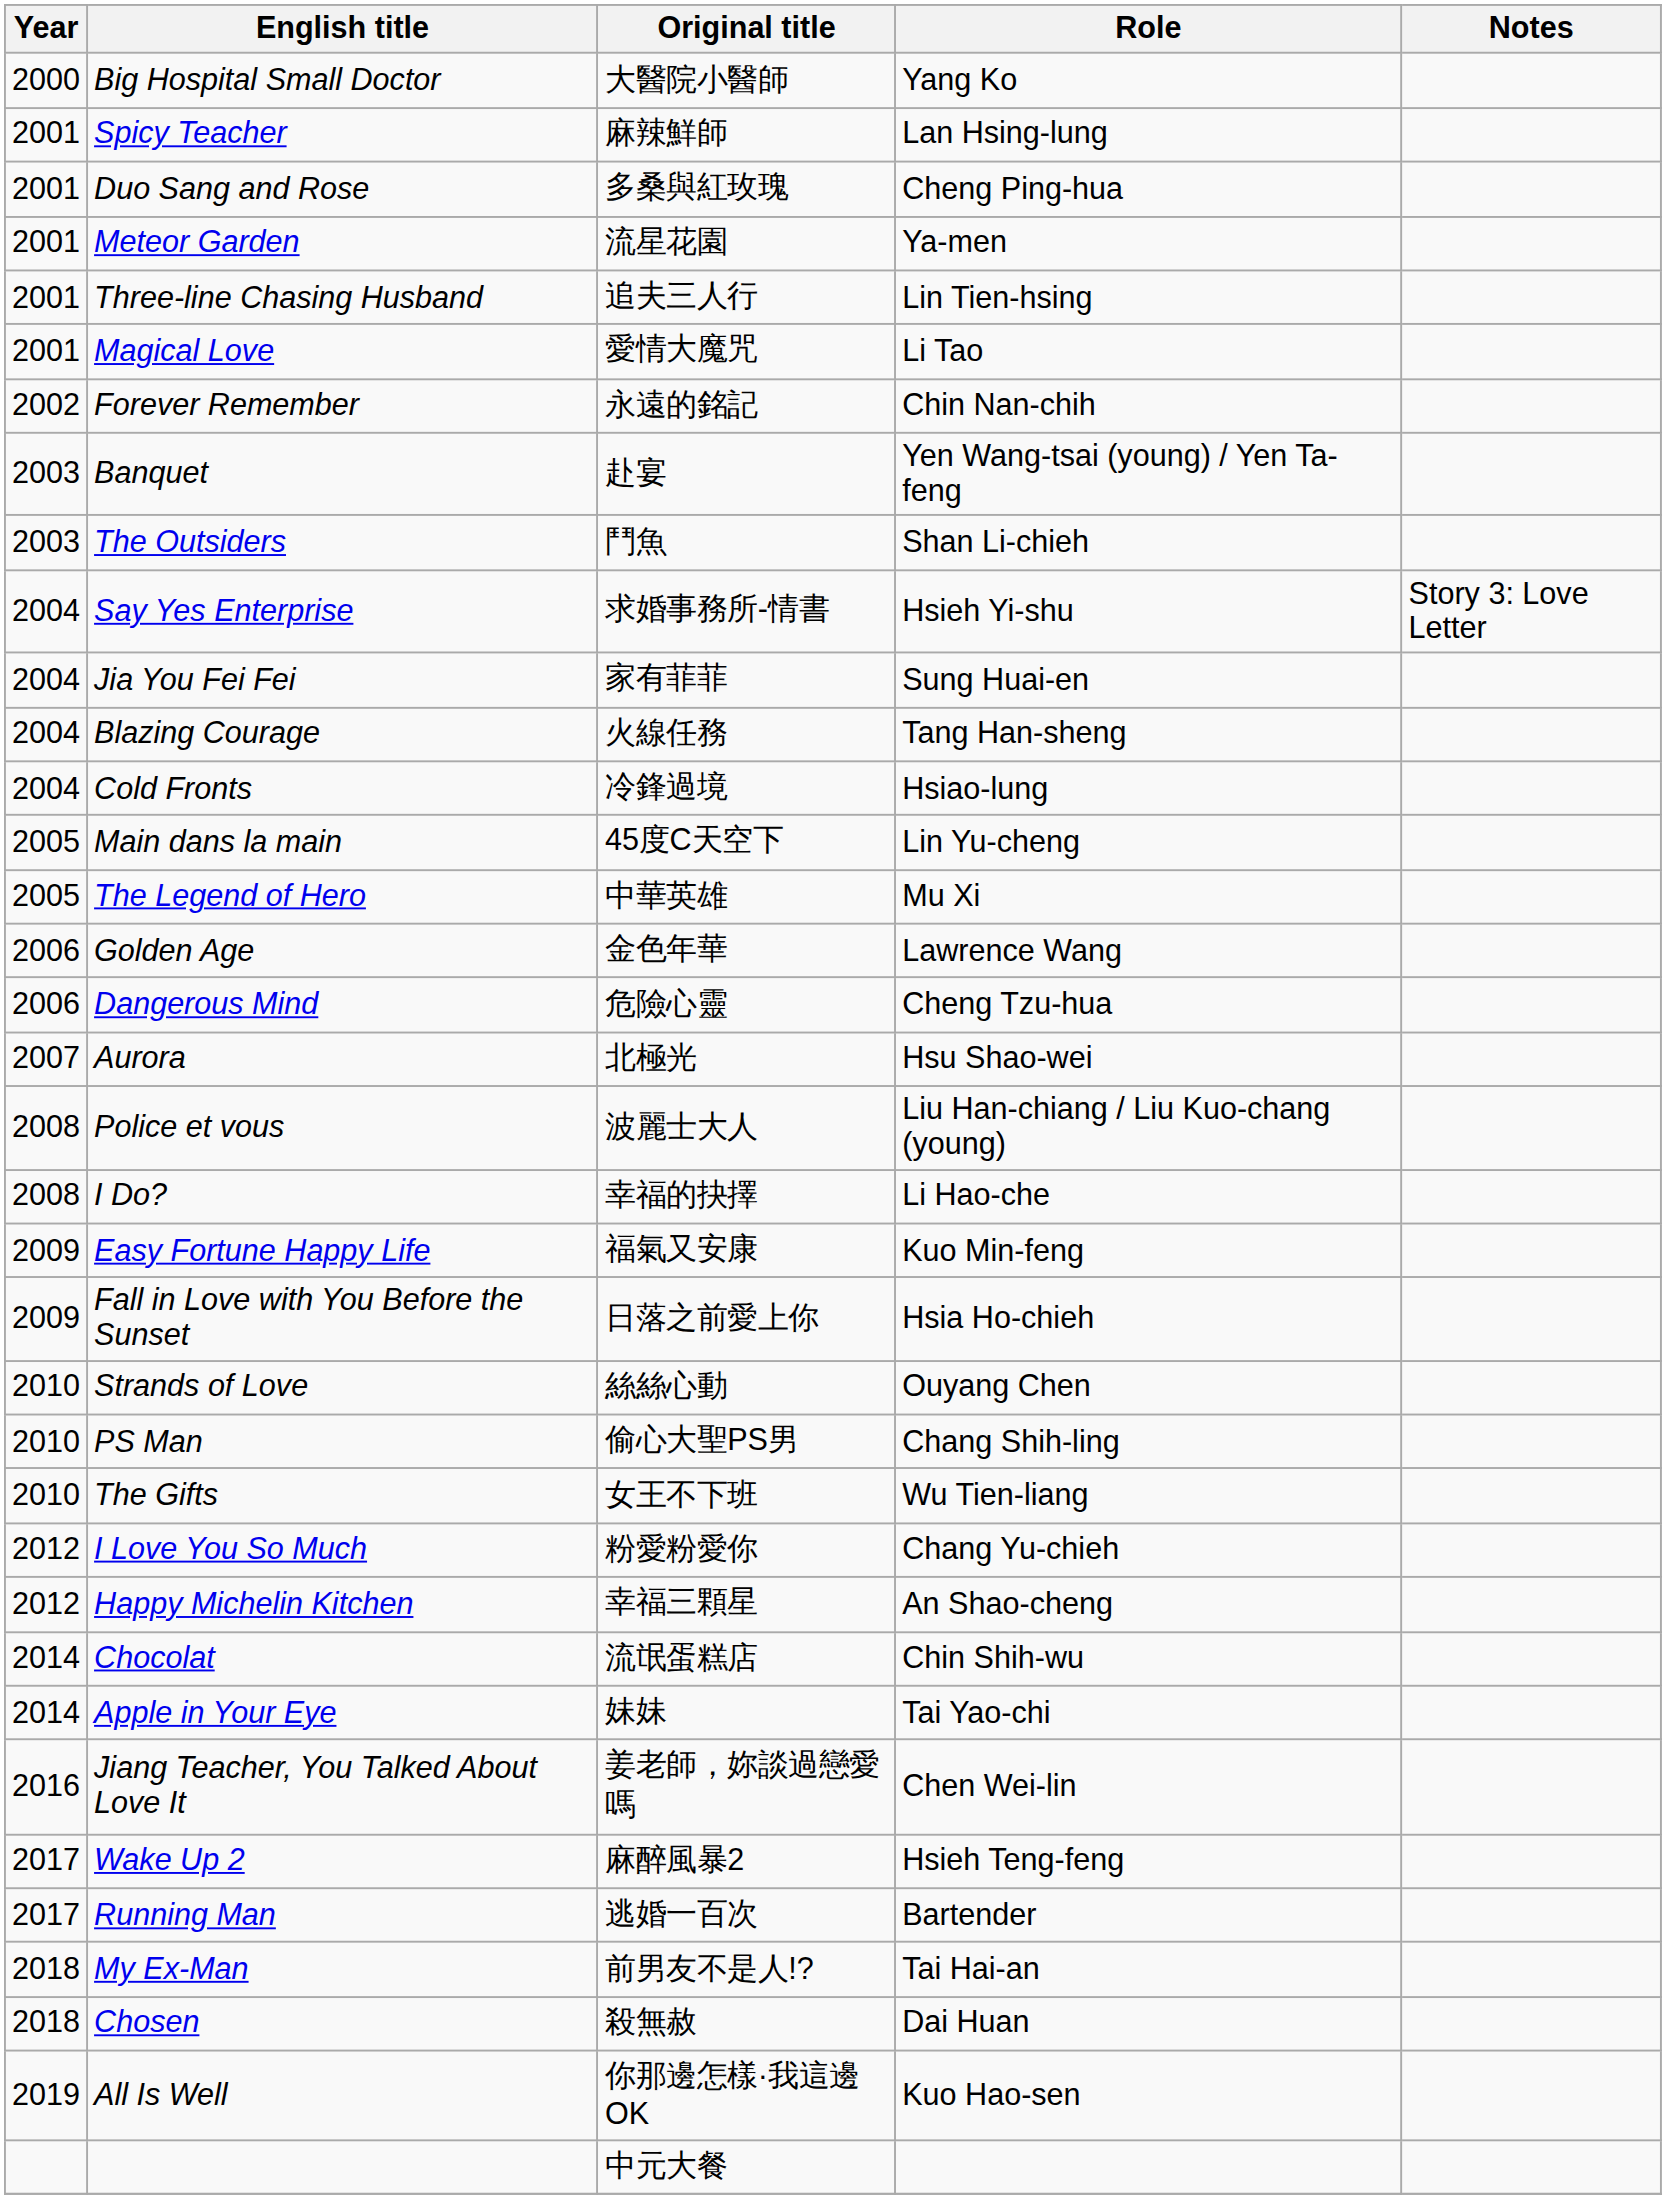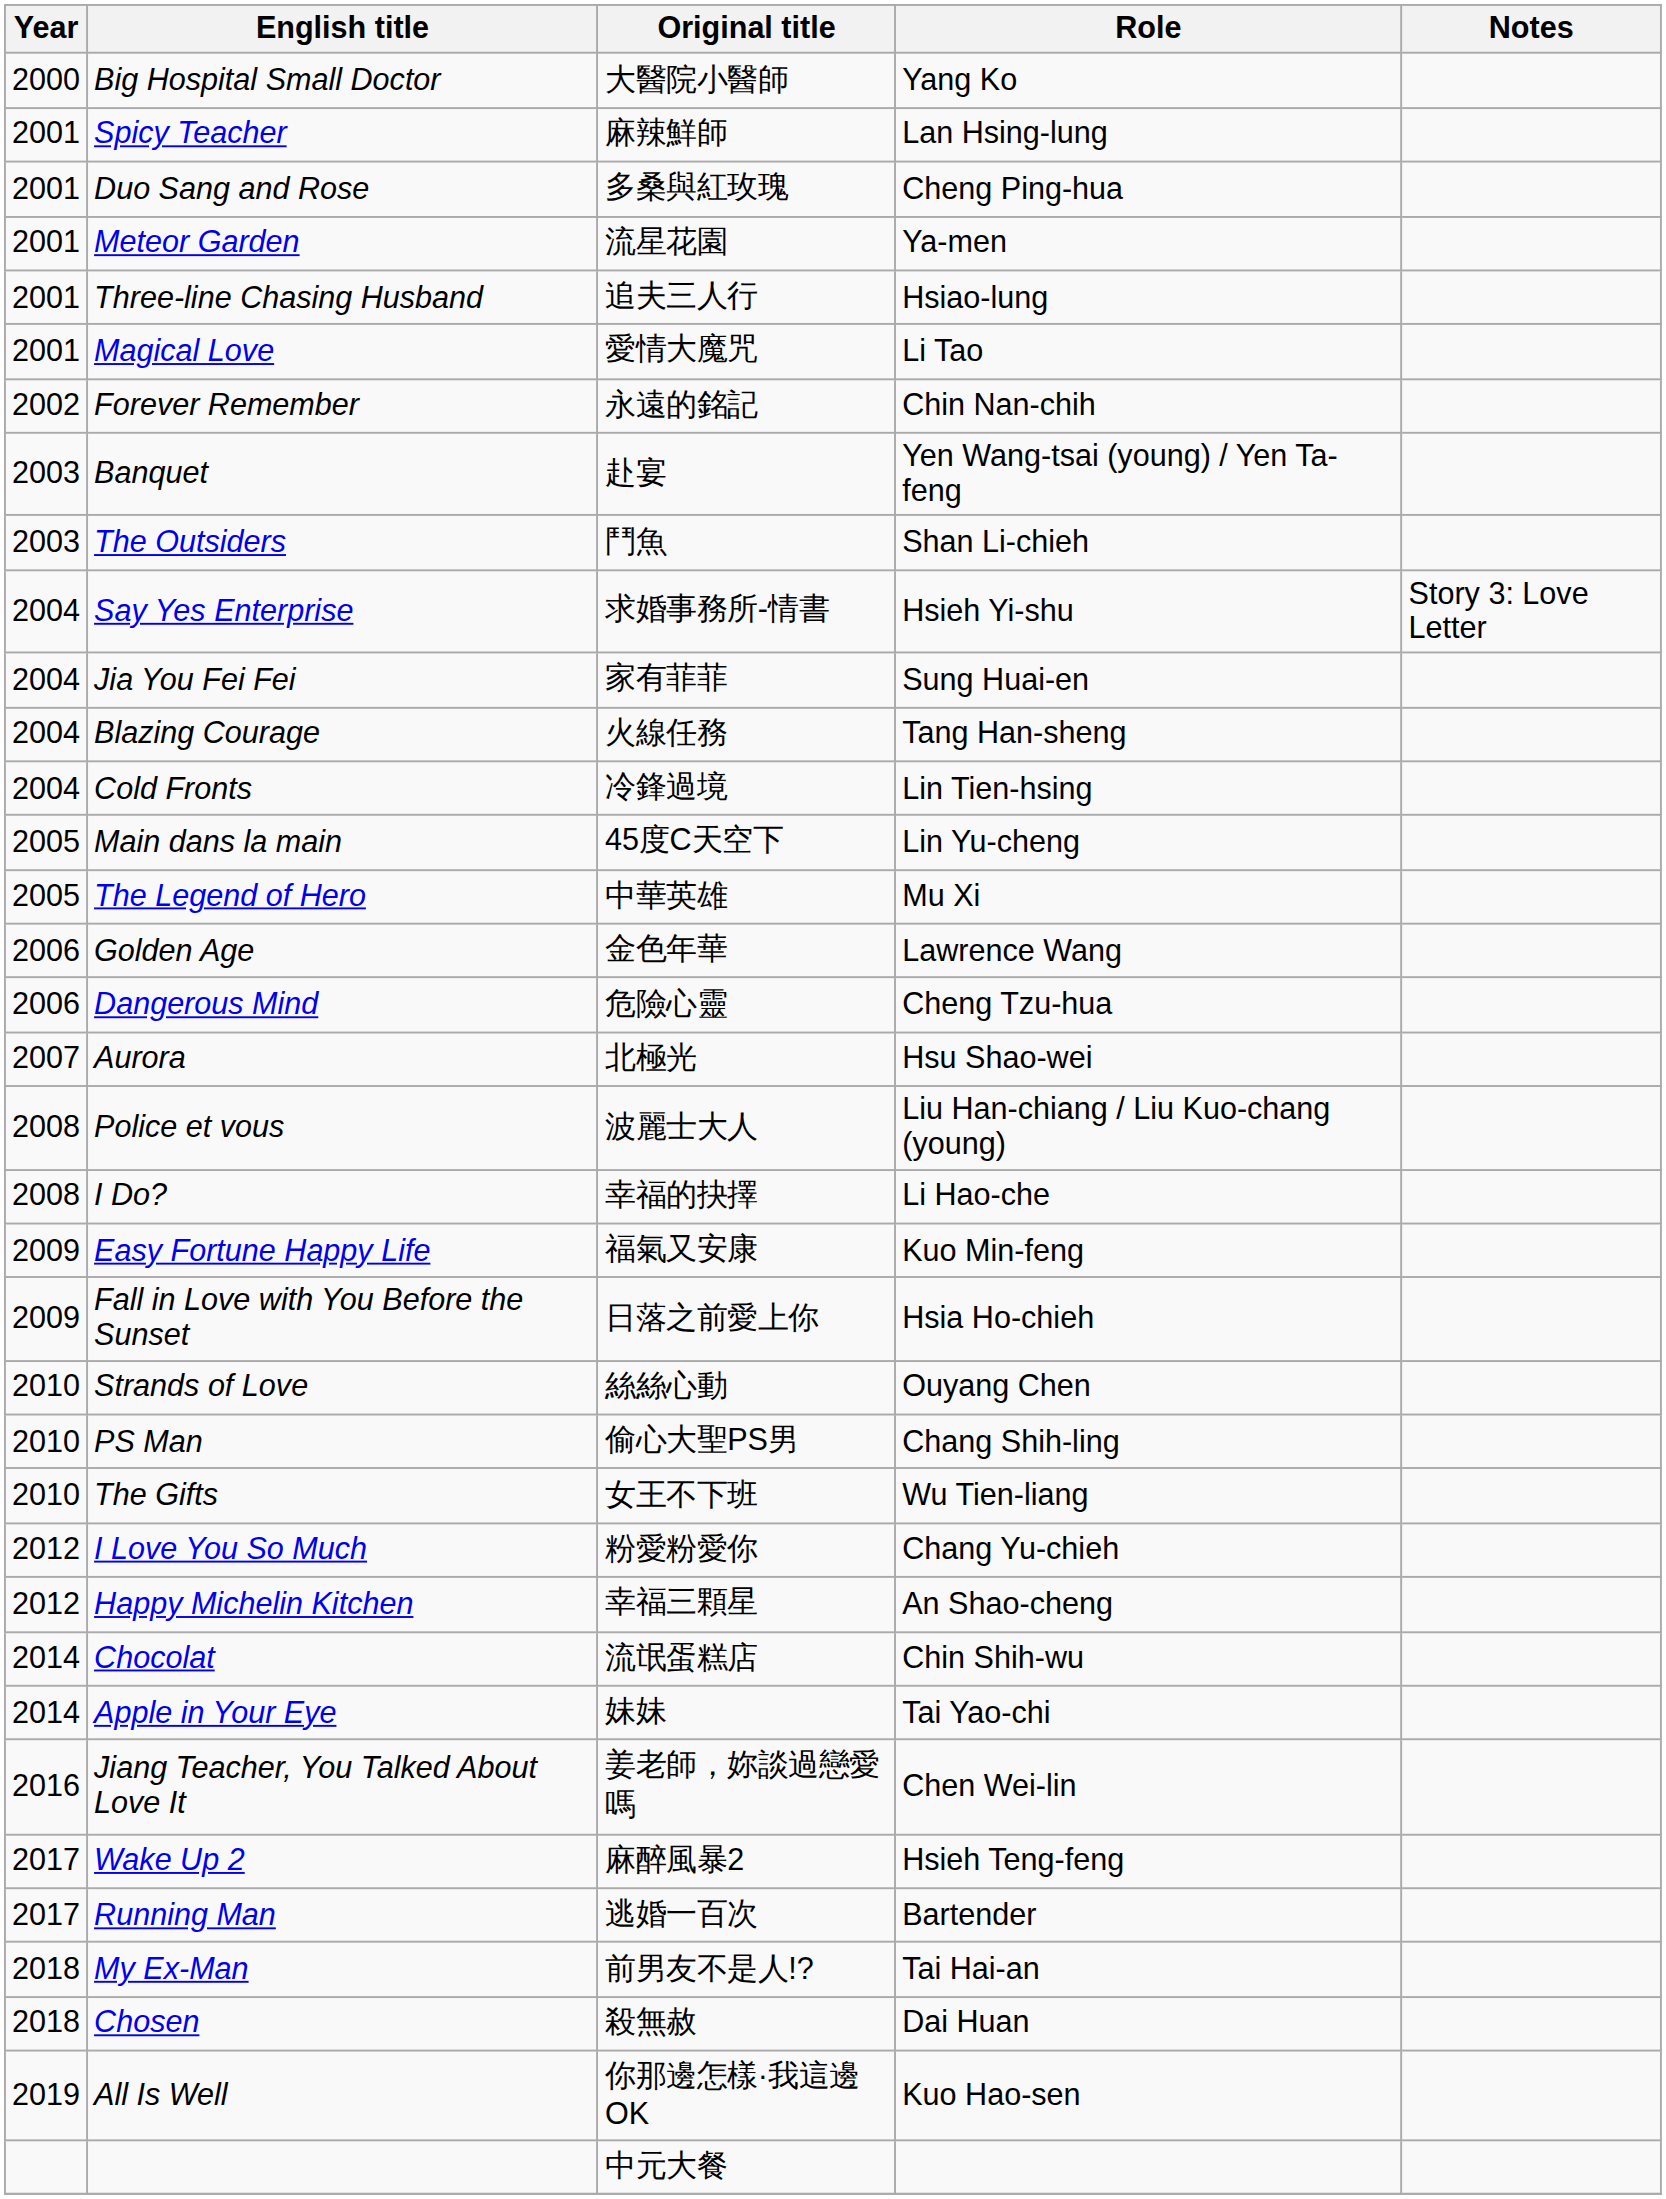(997, 296) Lin Tien-hsing -> (975, 296) Hsiao-lung
(975, 787) Hsiao-lung -> (997, 787) Lin Tien-hsing
